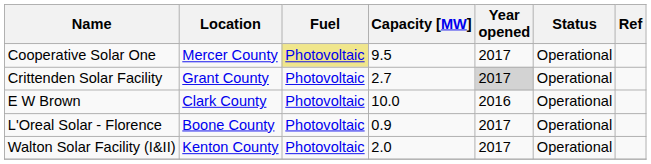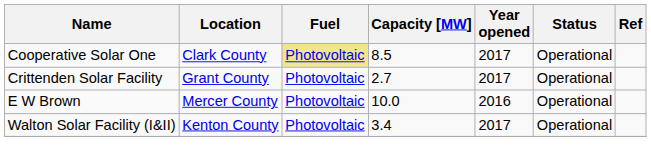(230, 55) Mercer County -> (224, 55) Clark County
(381, 55) 9.5 -> (381, 55) 8.5
(495, 78) lightgrey background -> (495, 78) no background
(224, 101) Clark County -> (230, 101) Mercer County
- row: (85, 124)
(381, 147) 2.0 -> (381, 124) 3.4
